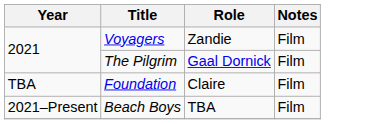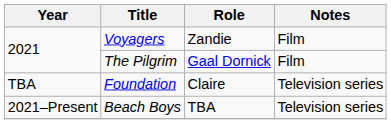(291, 84) Film -> (330, 84) Television series
(291, 107) Film -> (330, 107) Television series
